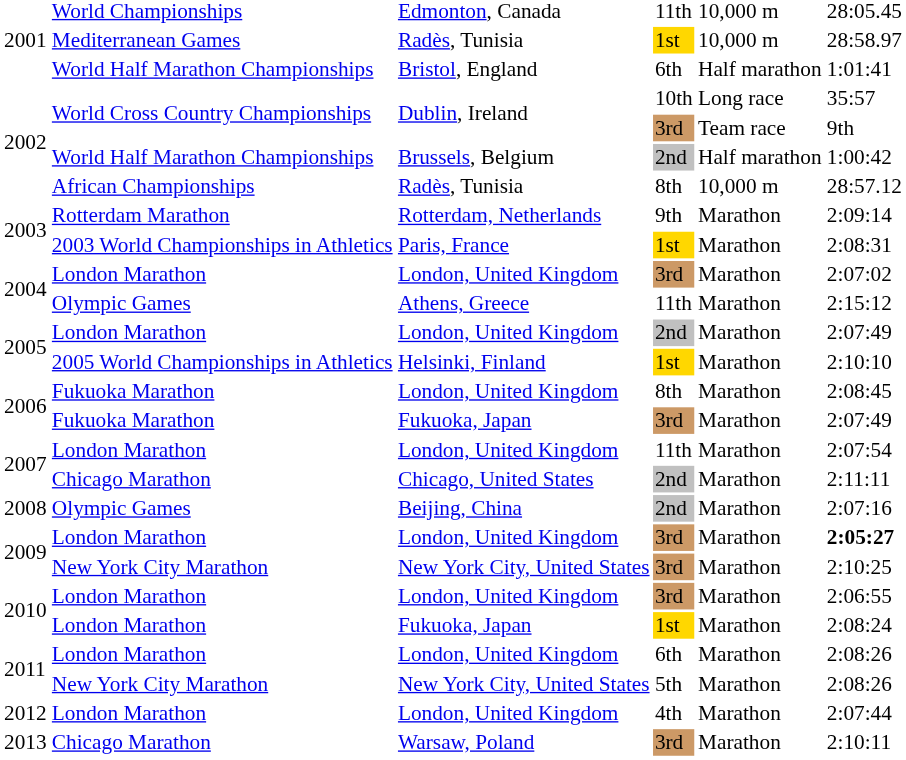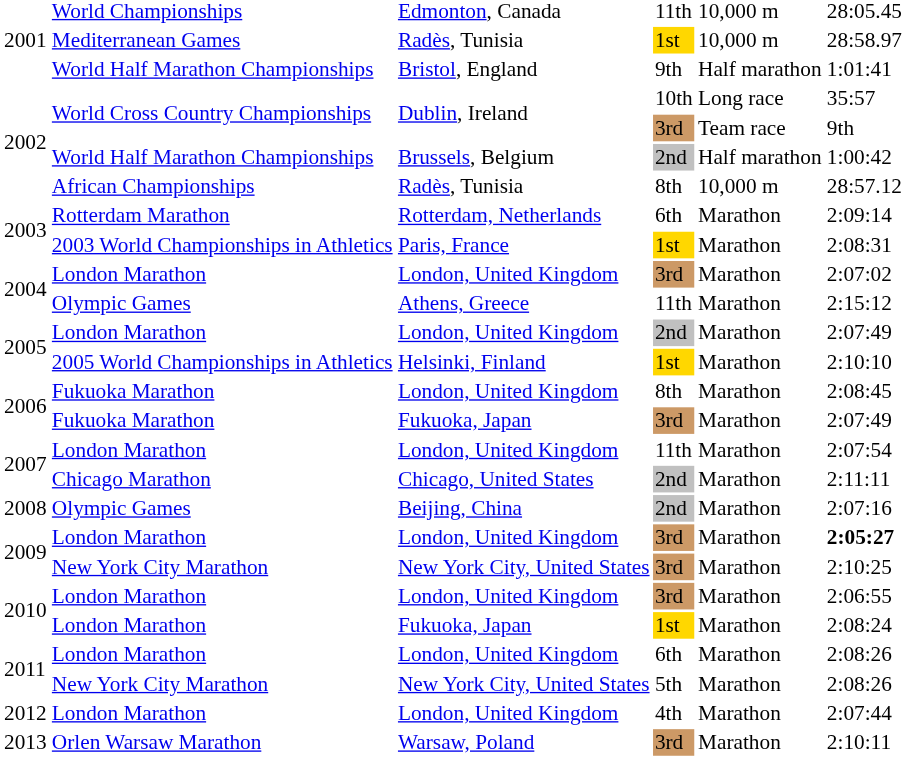(668, 69) 6th -> (668, 69) 9th
(668, 215) 9th -> (668, 215) 6th
(131, 742) Chicago Marathon -> (157, 742) Orlen Warsaw Marathon
